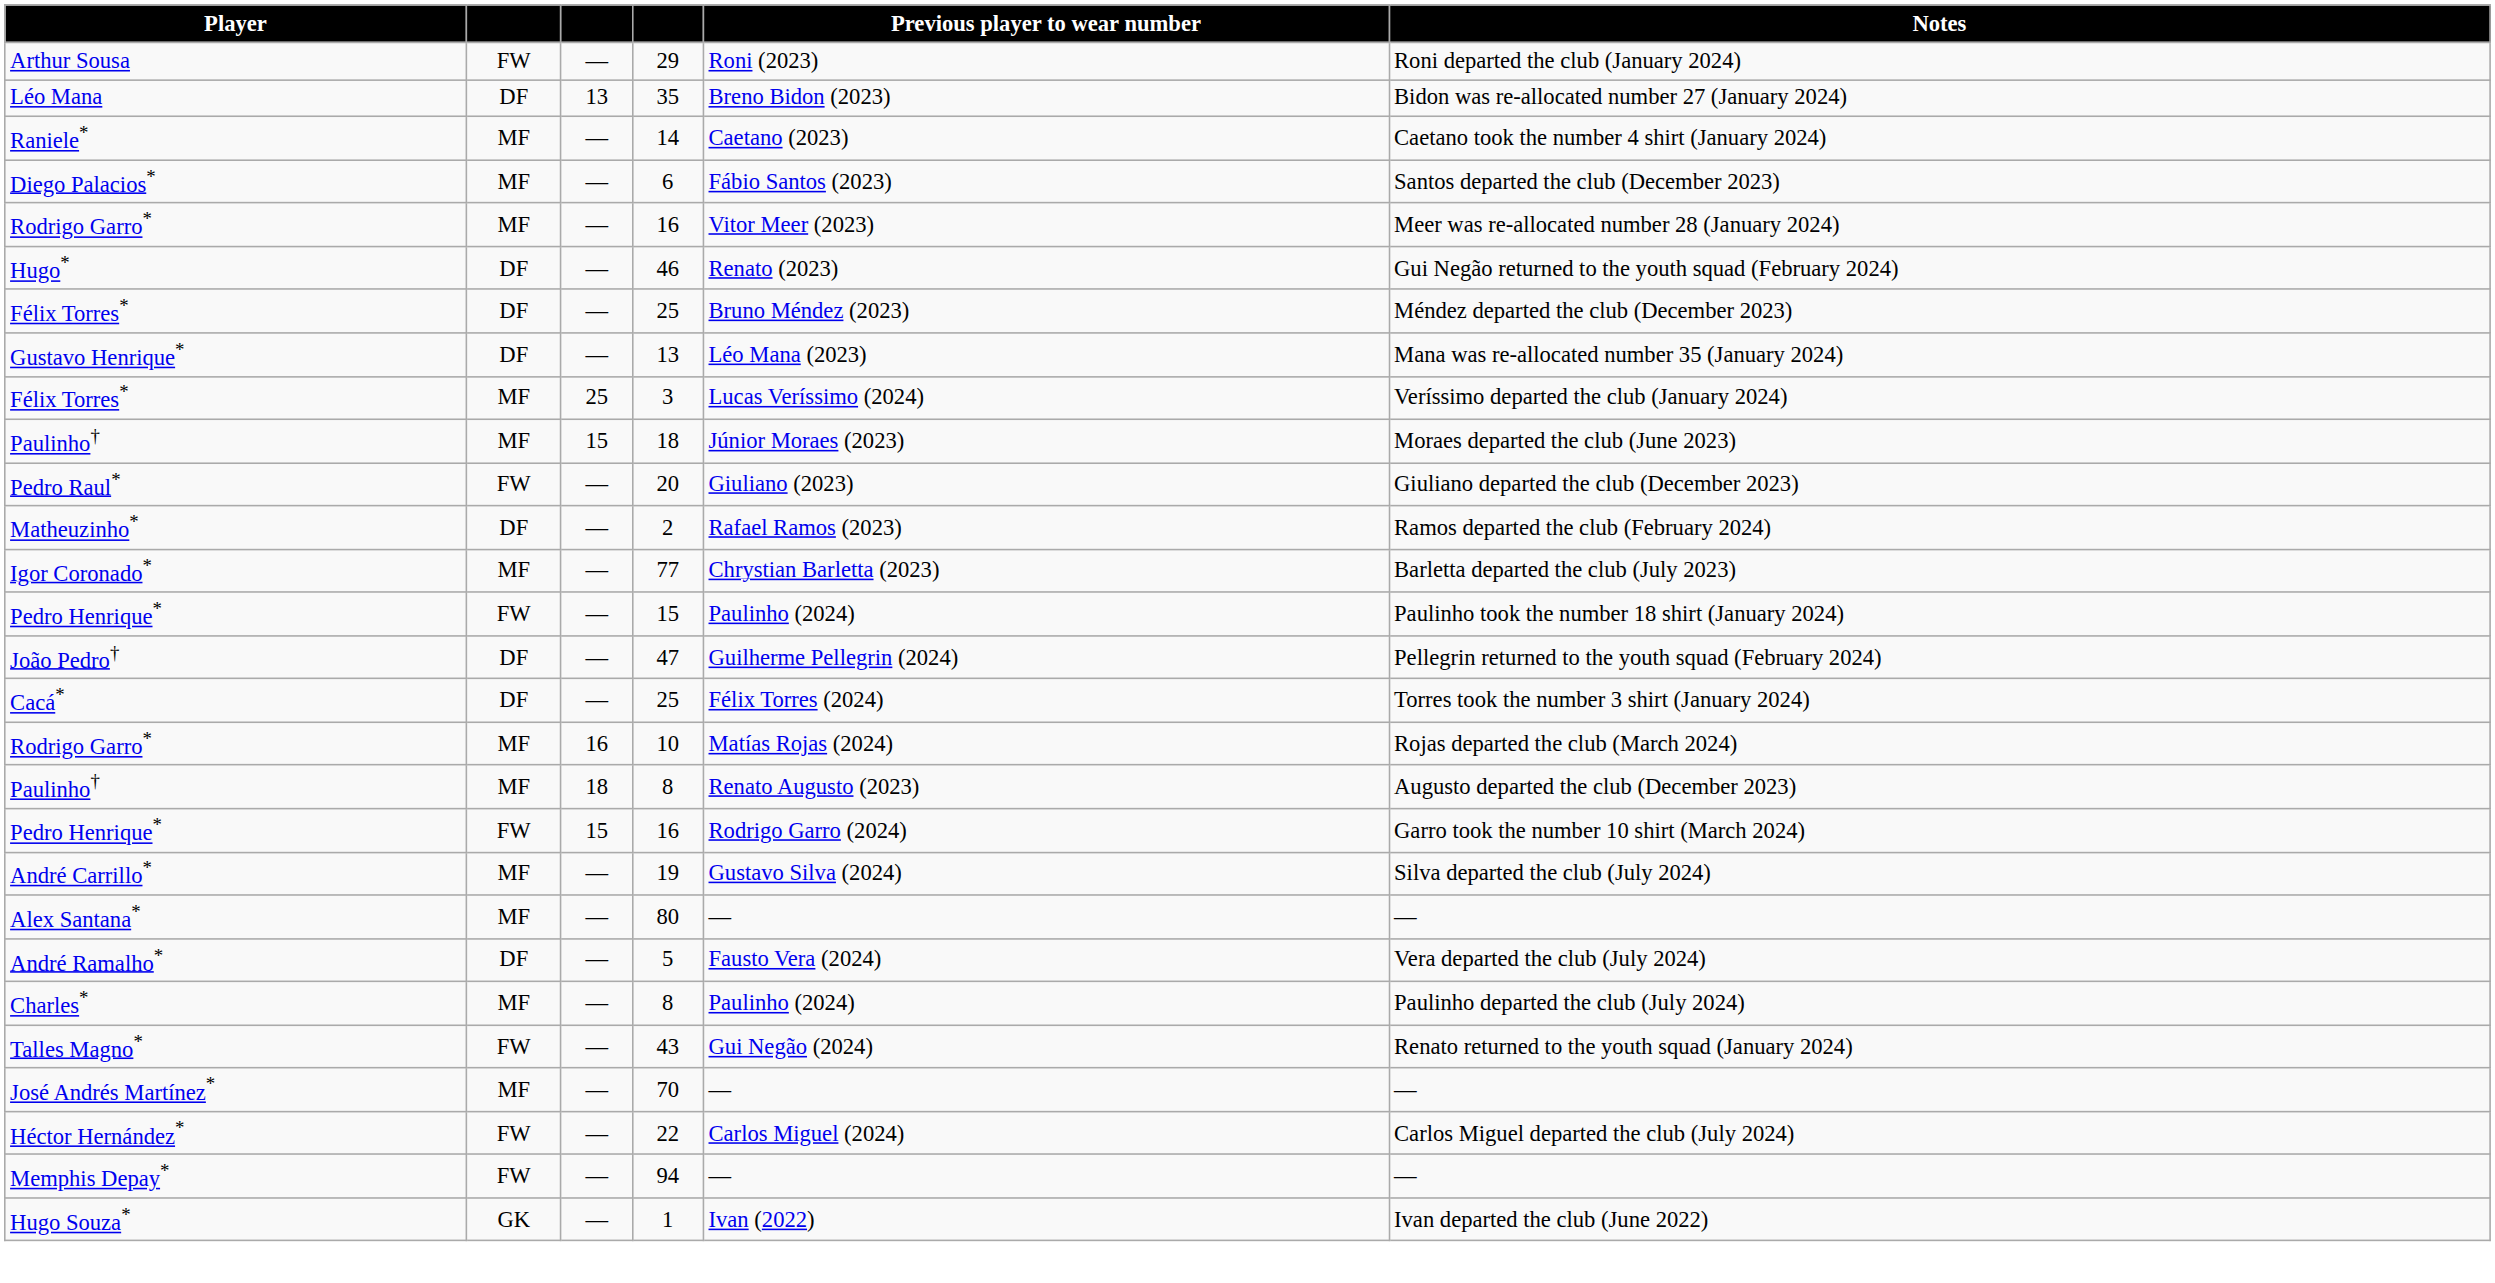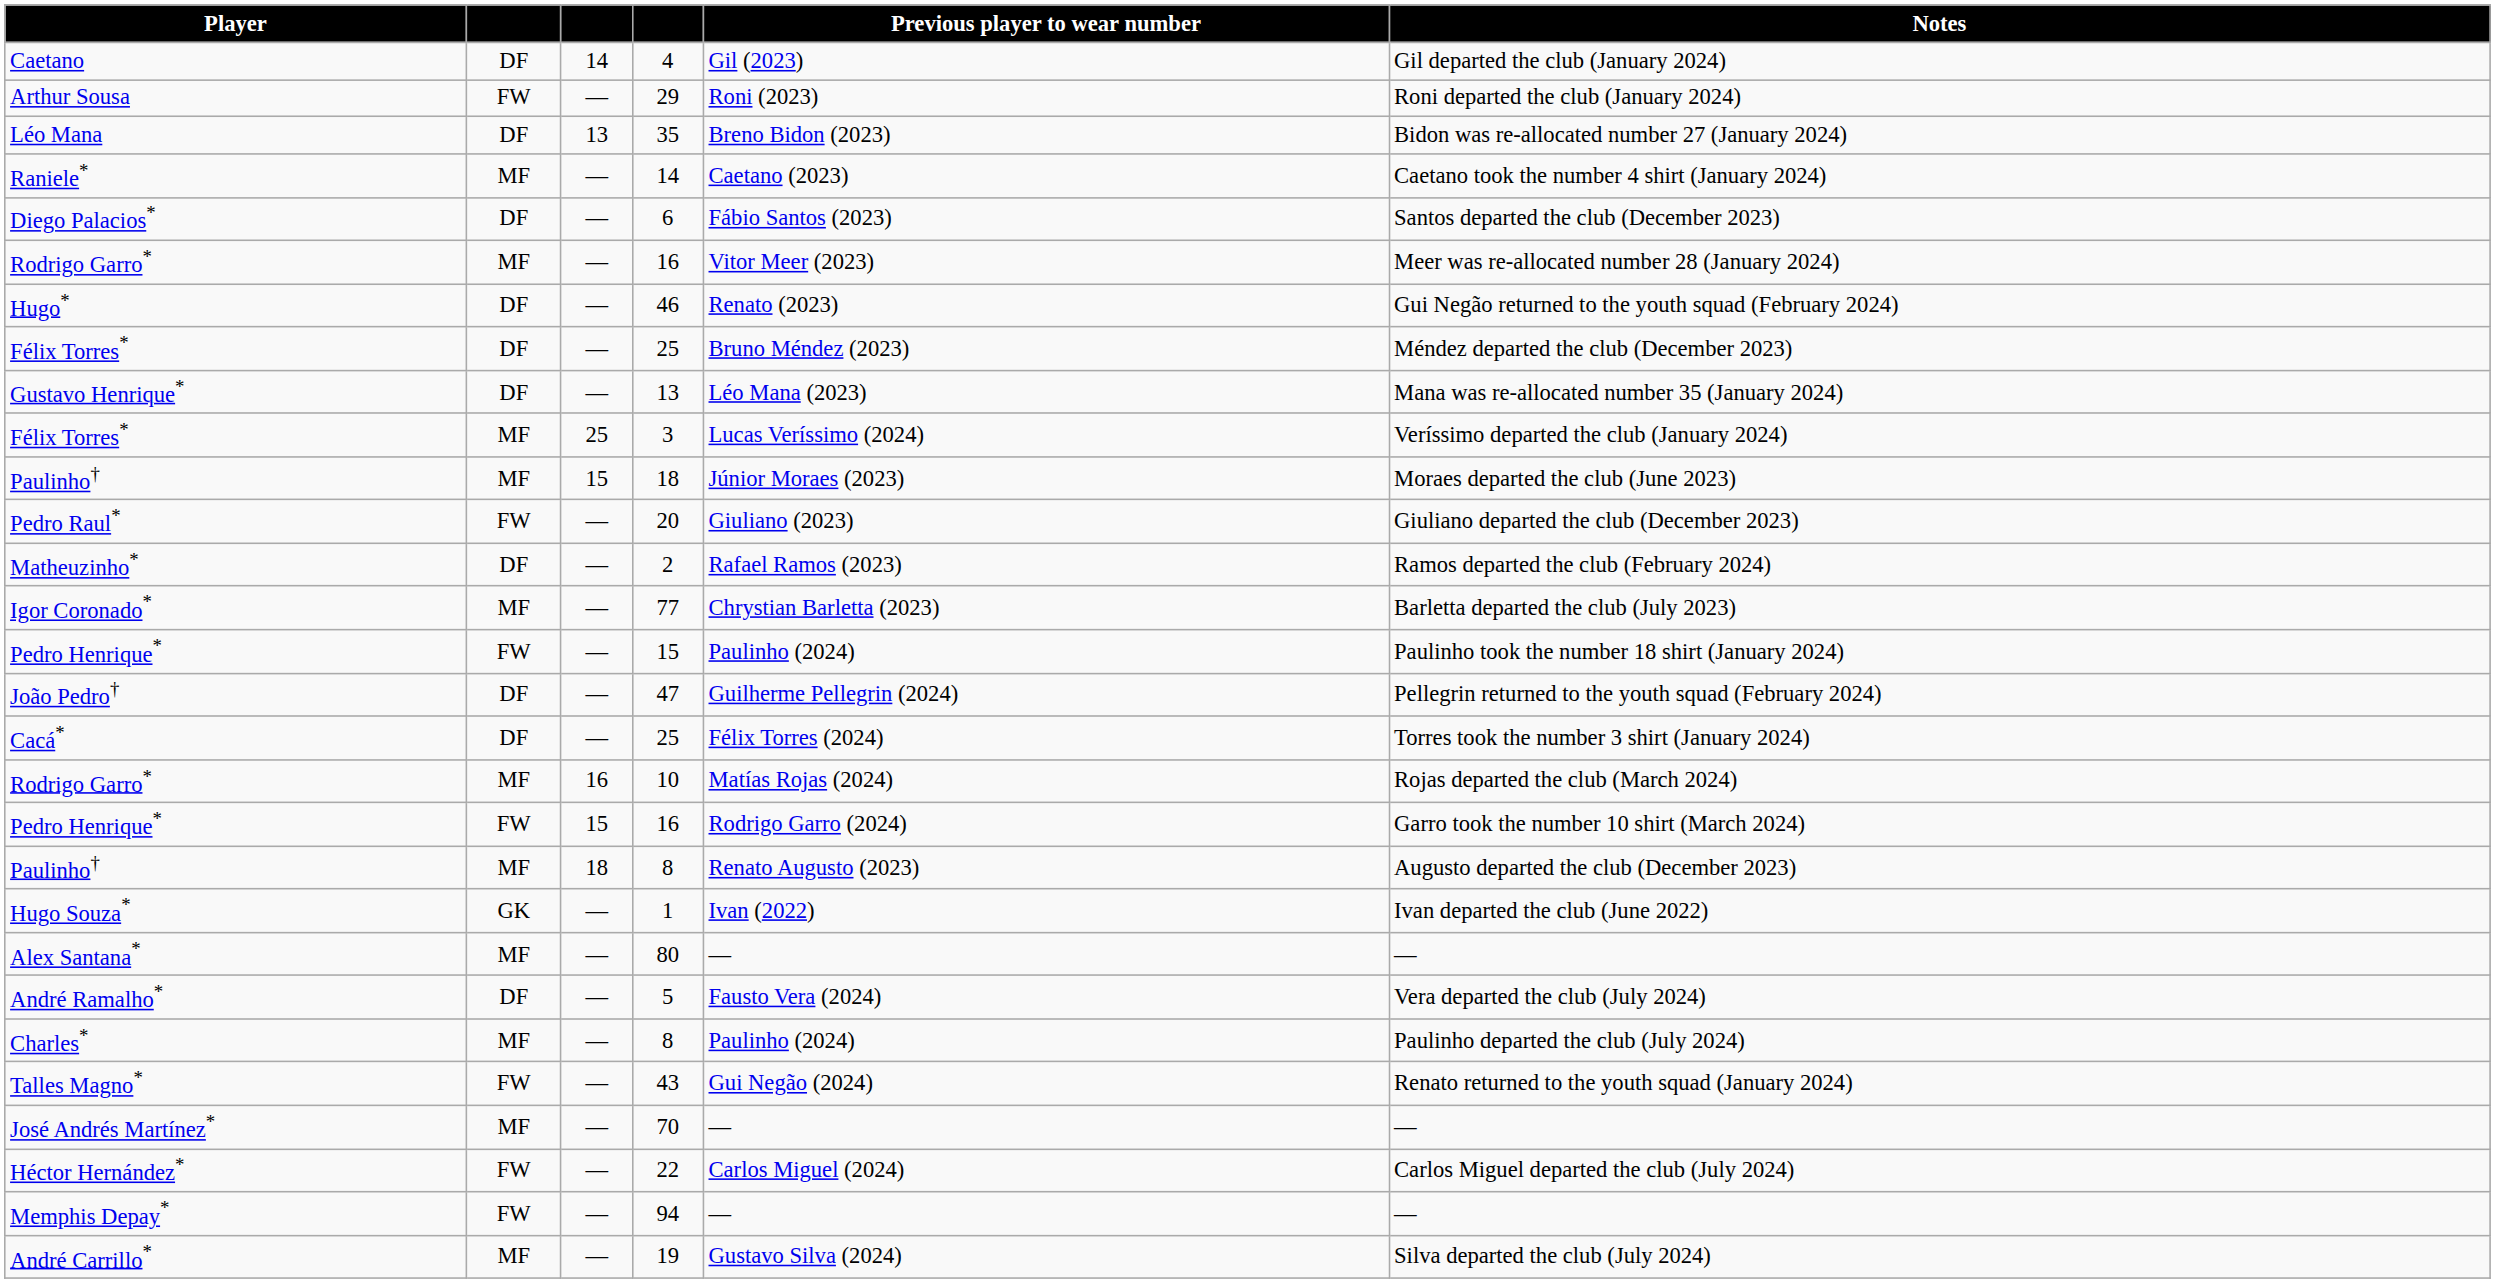+ row: (47, 60)
(514, 181) MF -> (514, 218) DF
rows swapped: (86, 830) <-> (55, 787)
rows swapped: (70, 1219) <-> (81, 873)
